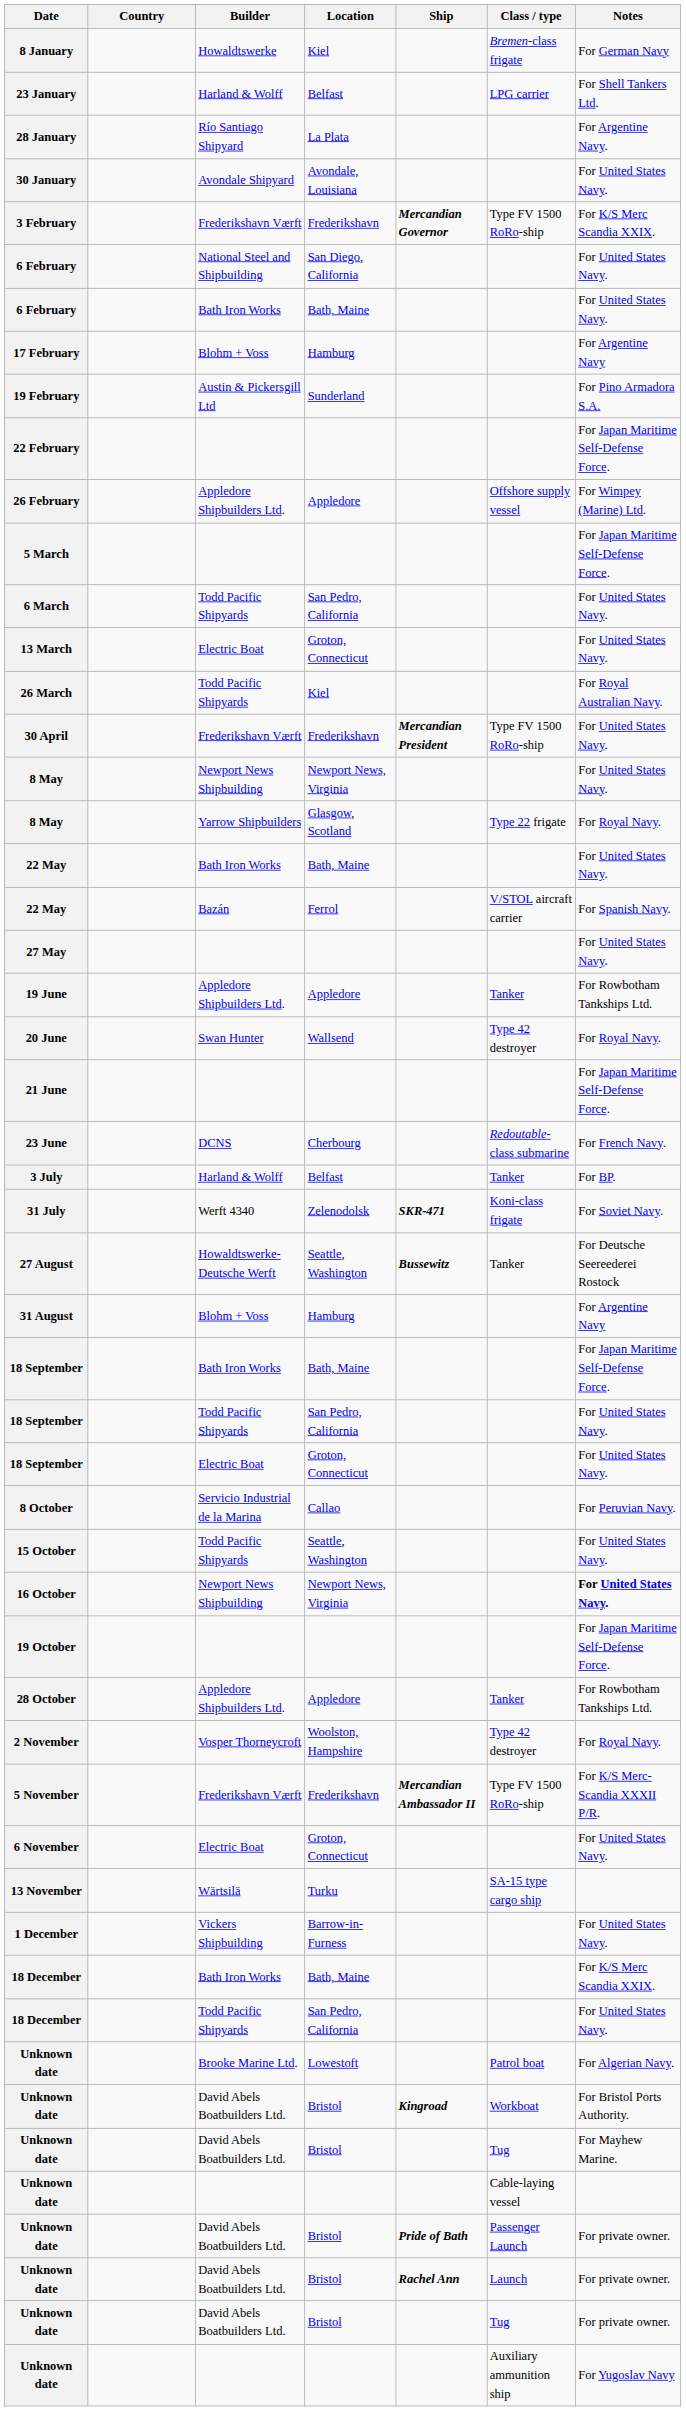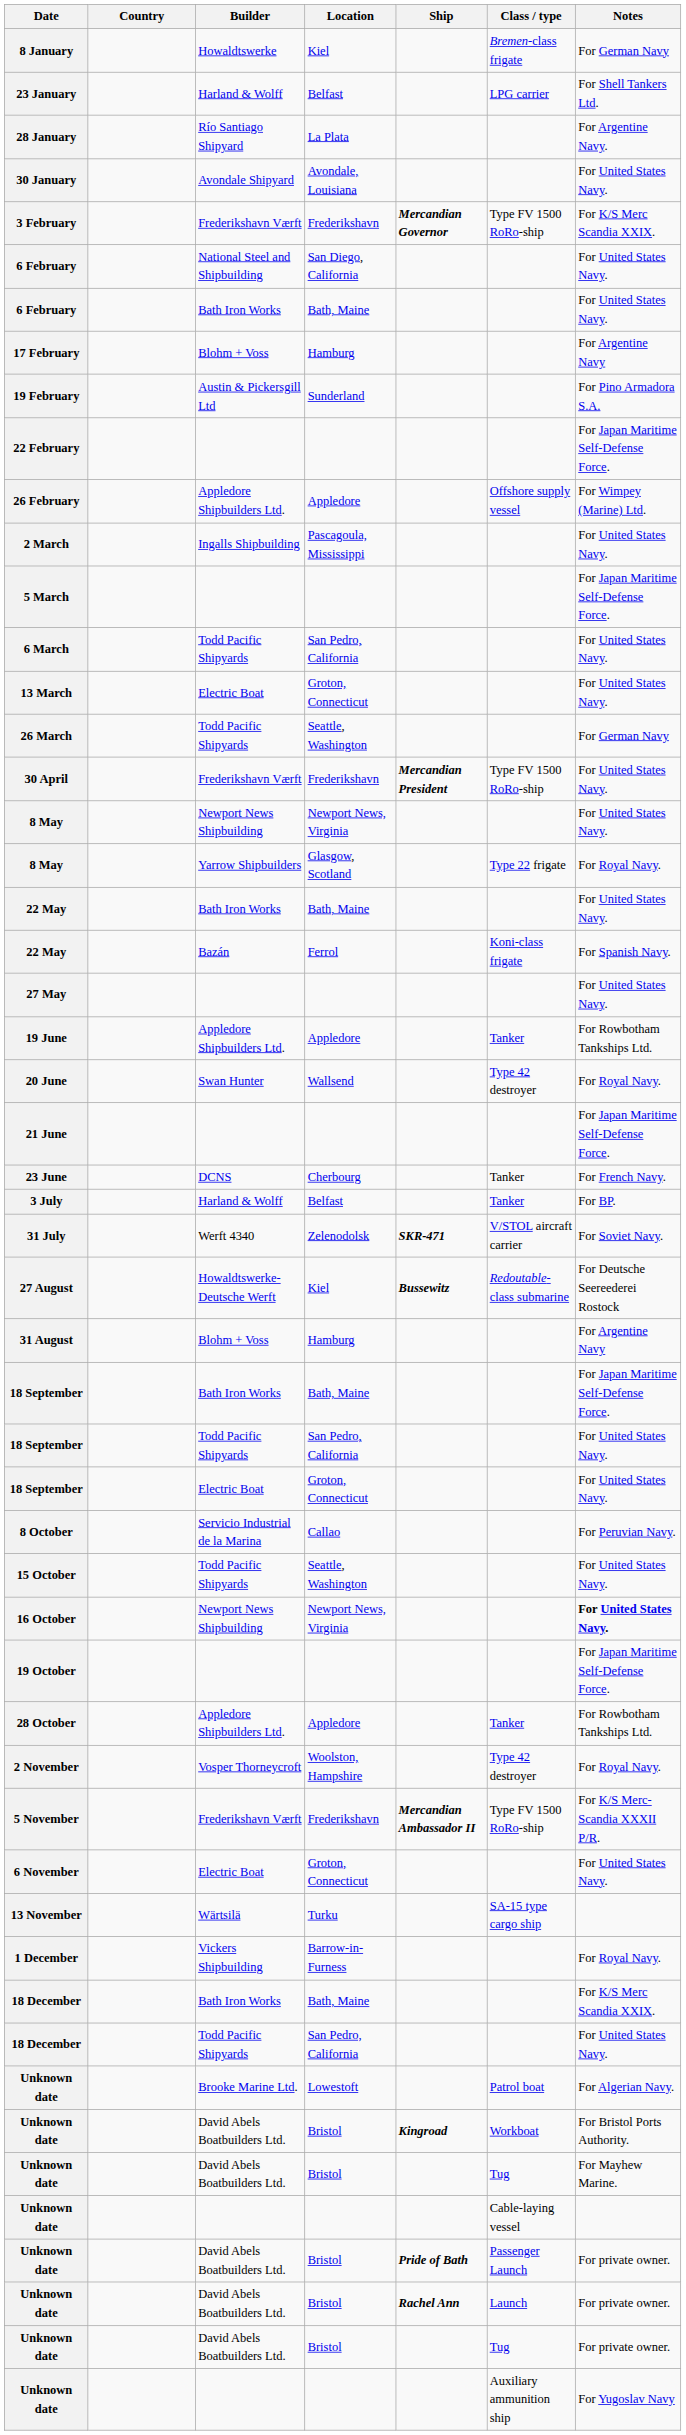+ row: (46, 544)
(318, 692) Kiel -> (337, 735) Seattle, Washington
(620, 692) For Royal Australian Navy. -> (624, 735) For German Navy
(531, 908) V/STOL aircraft carrier -> (516, 951) Koni-class frigate
(529, 1143) Redoutable-class submarine -> (507, 1177) Tanker
(516, 1211) Koni-class frigate -> (531, 1235) V/STOL aircraft carrier
(337, 1263) Seattle, Washington -> (318, 1288) Kiel
(507, 1263) Tanker -> (529, 1288) Redoutable-class submarine
(622, 1933) For United States Navy. -> (620, 1958) For Royal Navy.
